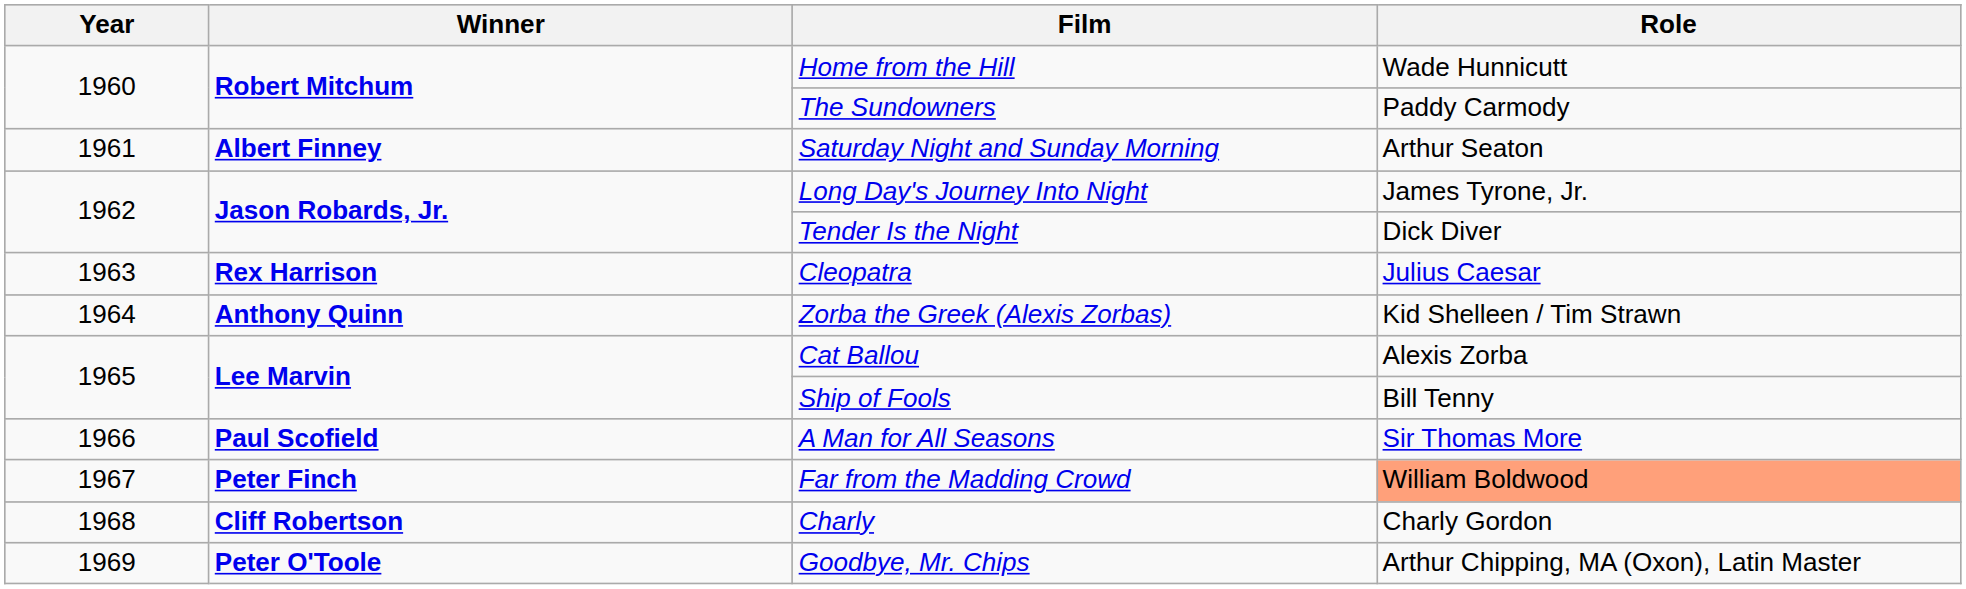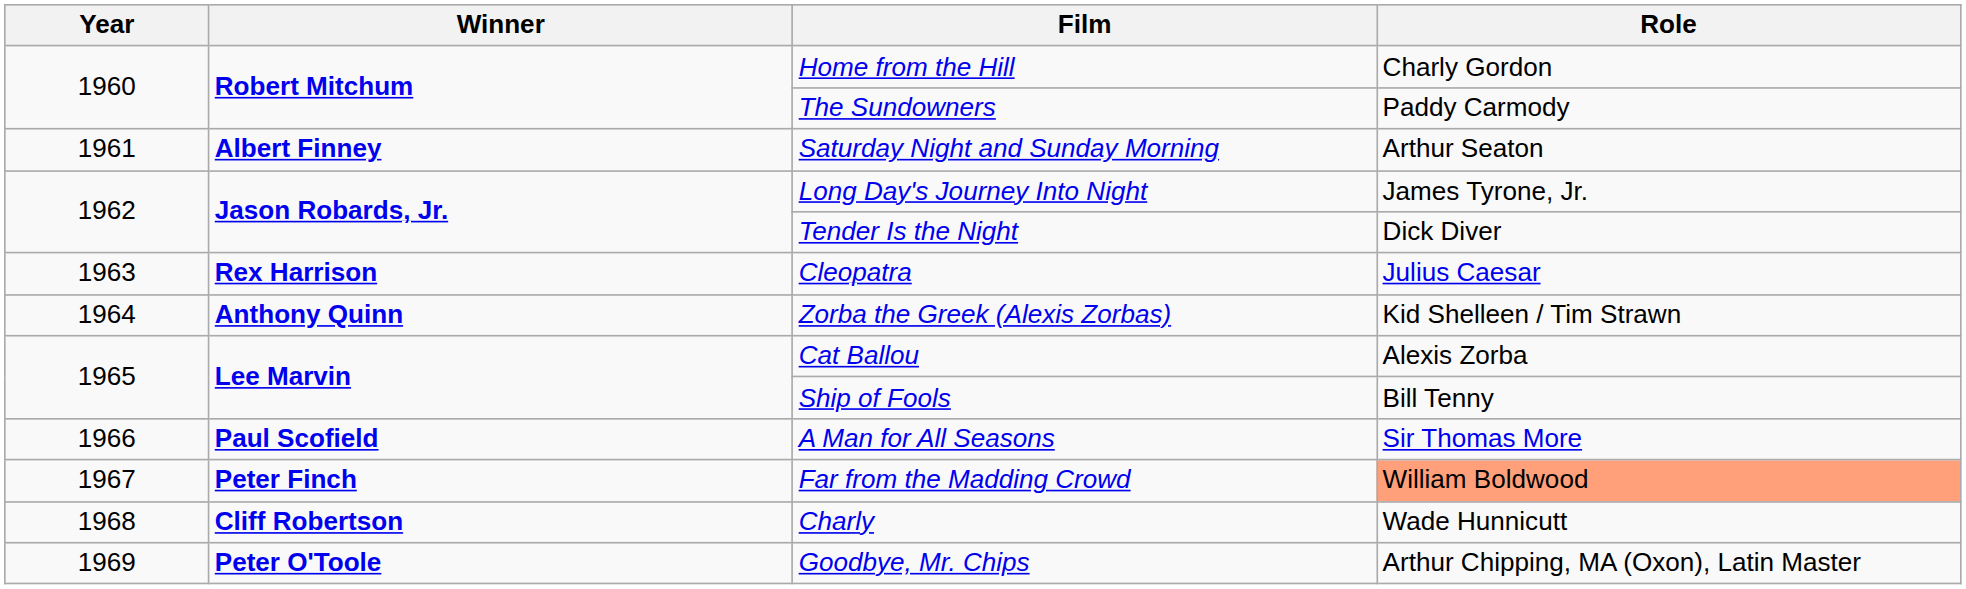(1475, 66) Wade Hunnicutt -> (1467, 66) Charly Gordon
(1467, 521) Charly Gordon -> (1475, 521) Wade Hunnicutt
